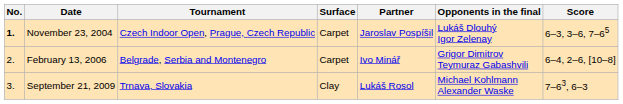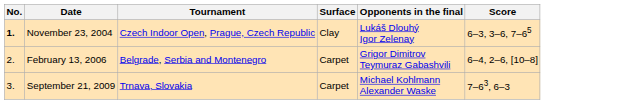- column: (396, 12)
(334, 33) Carpet -> (329, 33) Clay
(329, 86) Clay -> (334, 86) Carpet
